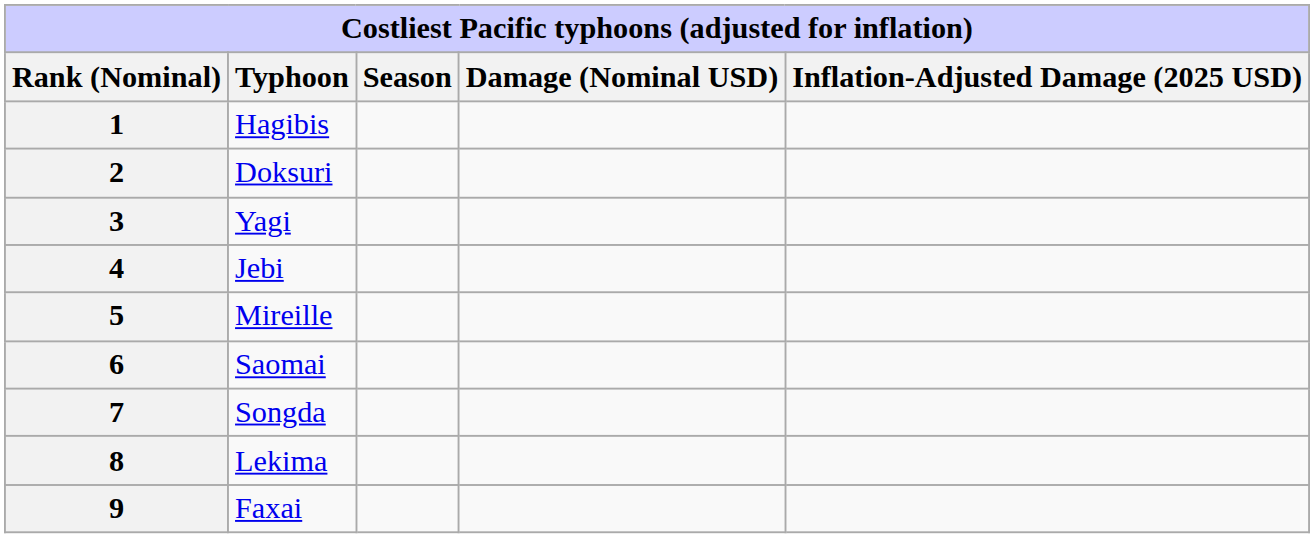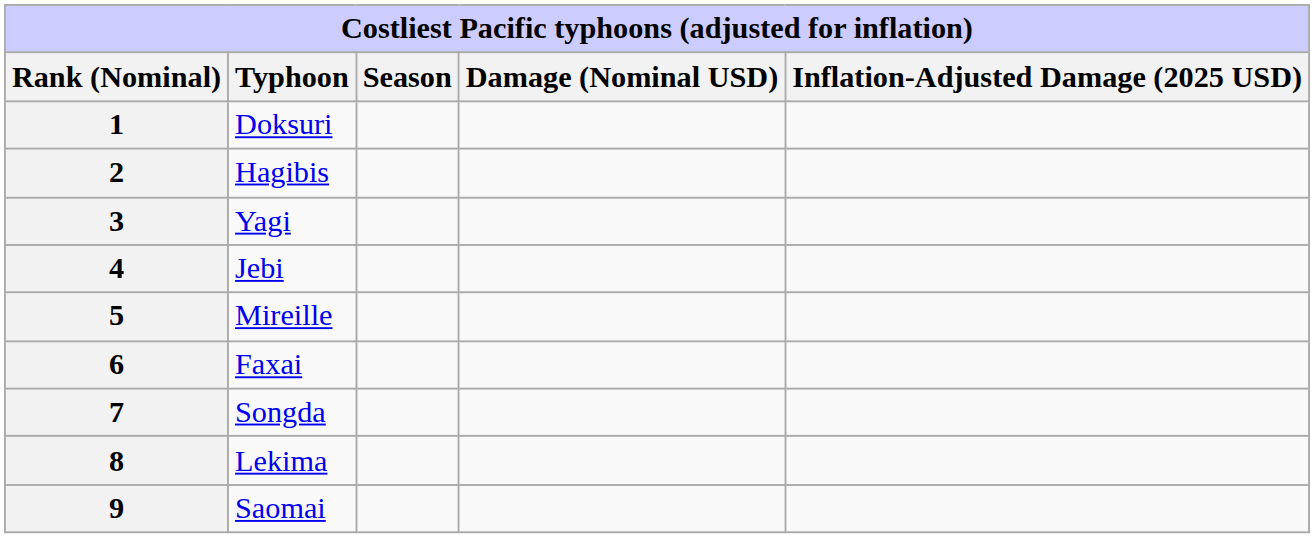(282, 124) Hagibis -> (284, 124) Doksuri
(284, 172) Doksuri -> (282, 172) Hagibis
(280, 364) Saomai -> (269, 364) Faxai
(269, 508) Faxai -> (280, 508) Saomai
